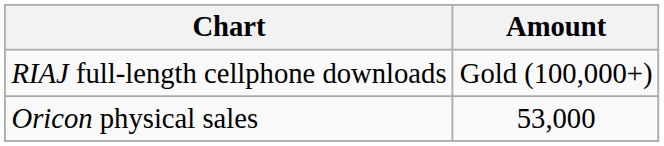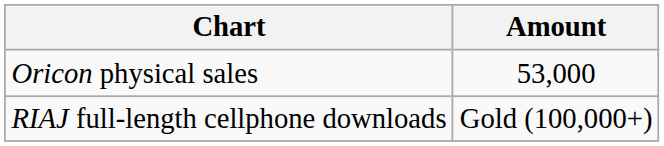rows swapped: (135, 118) <-> (229, 72)
